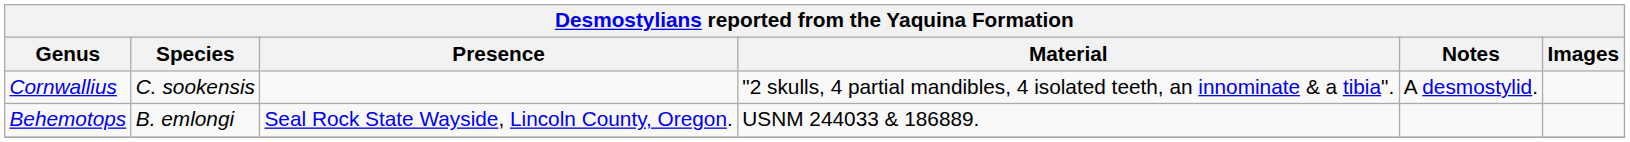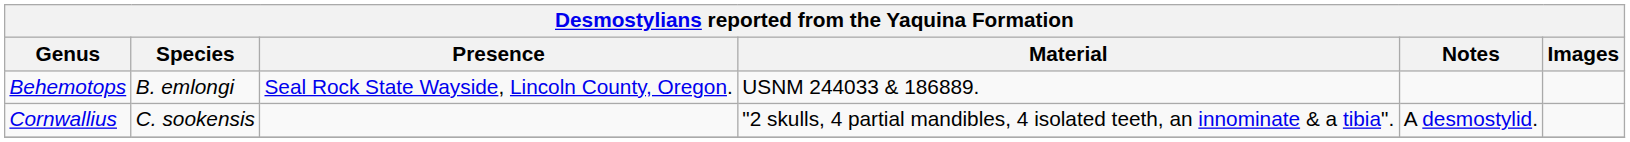rows swapped: (68, 119) <-> (63, 86)
